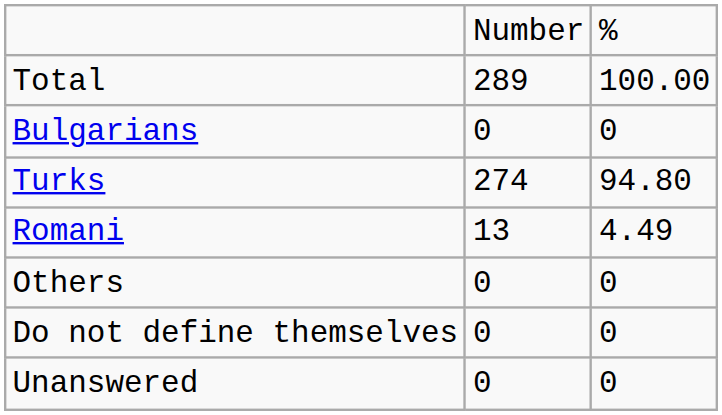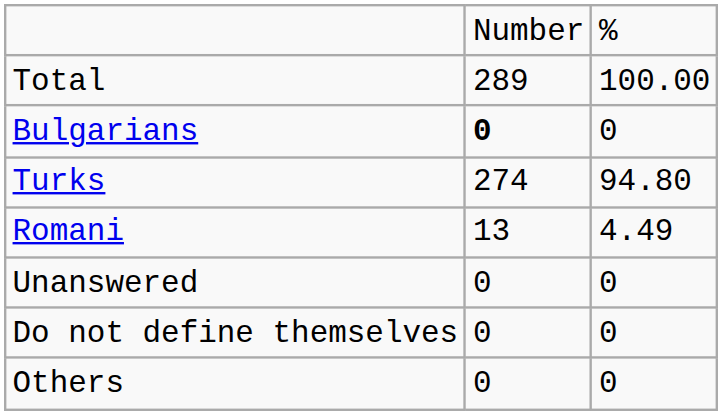(482, 131) normal -> (482, 131) bold
rows swapped: (68, 283) <-> (105, 383)
